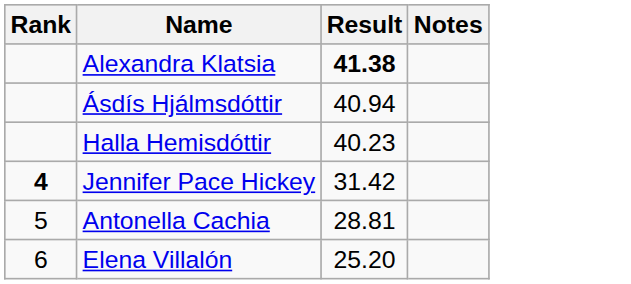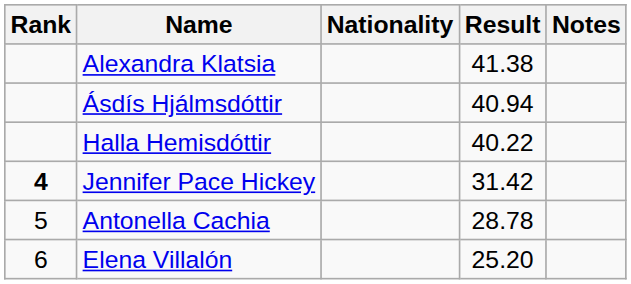+ column: (390, 25)
(365, 64) bold -> (503, 64) normal
(365, 142) 40.23 -> (503, 142) 40.22
(365, 221) 28.81 -> (503, 221) 28.78
